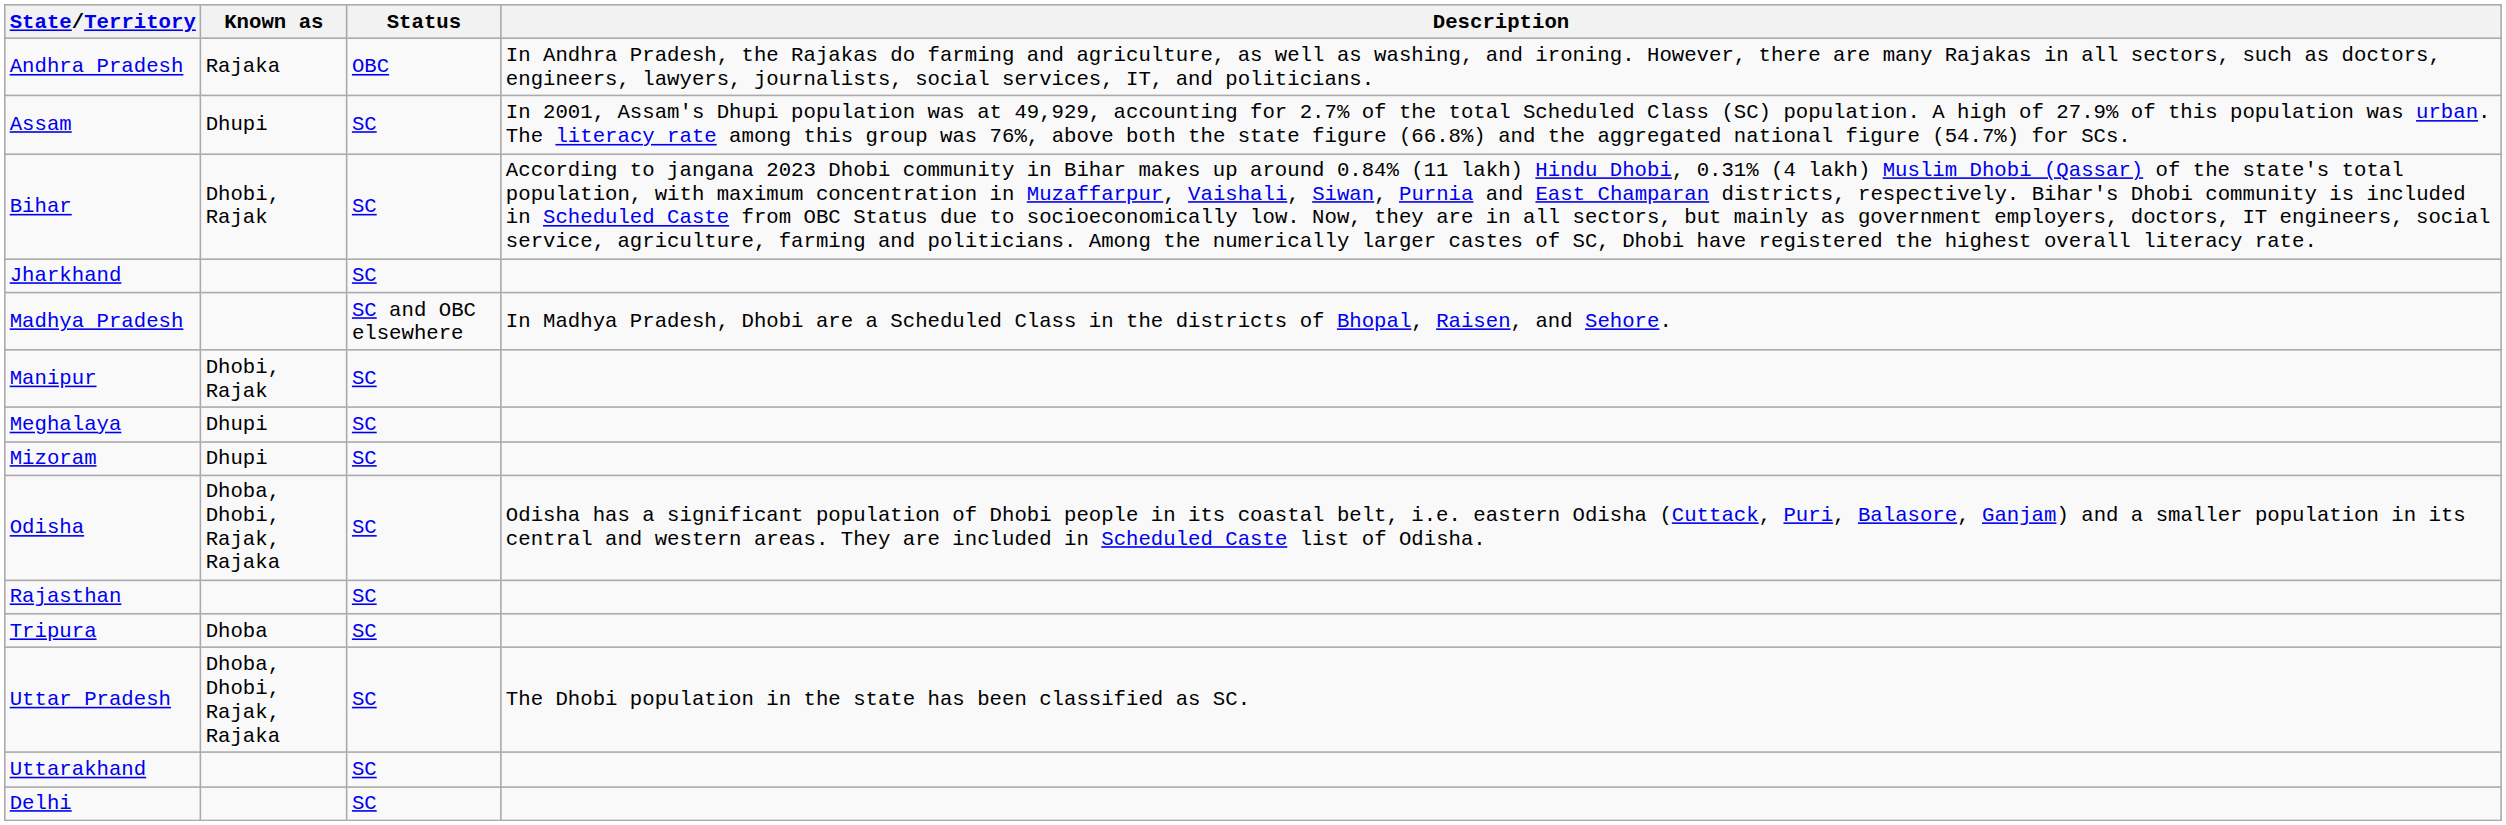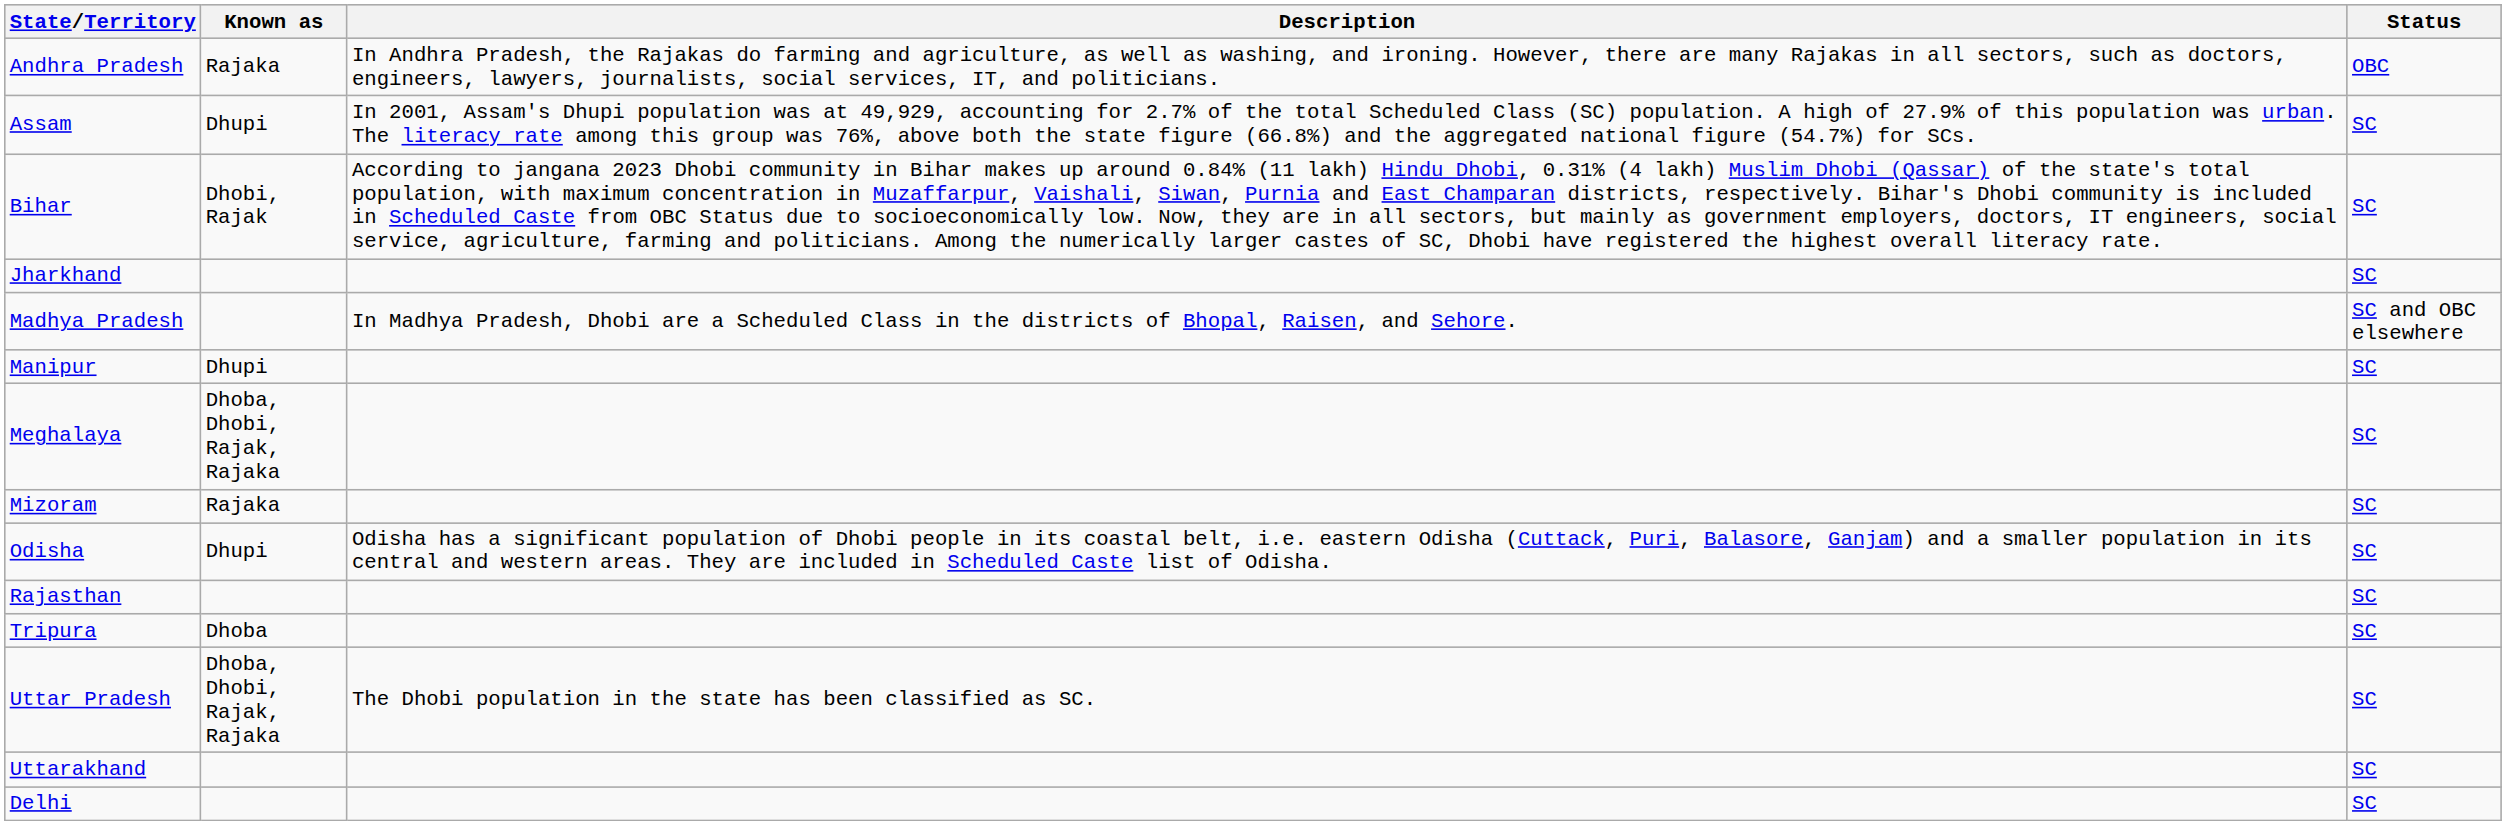columns swapped: (1501, 22) <-> (424, 22)
(243, 379) Dhobi, Rajak -> (237, 367) Dhupi
(237, 424) Dhupi -> (243, 436) Dhoba, Dhobi, Rajak, Rajaka
(237, 458) Dhupi -> (243, 506) Rajaka
(243, 528) Dhoba, Dhobi, Rajak, Rajaka -> (237, 551) Dhupi
